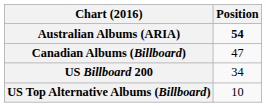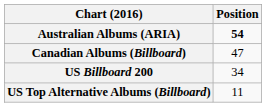(237, 92) 10 -> (237, 92) 11
